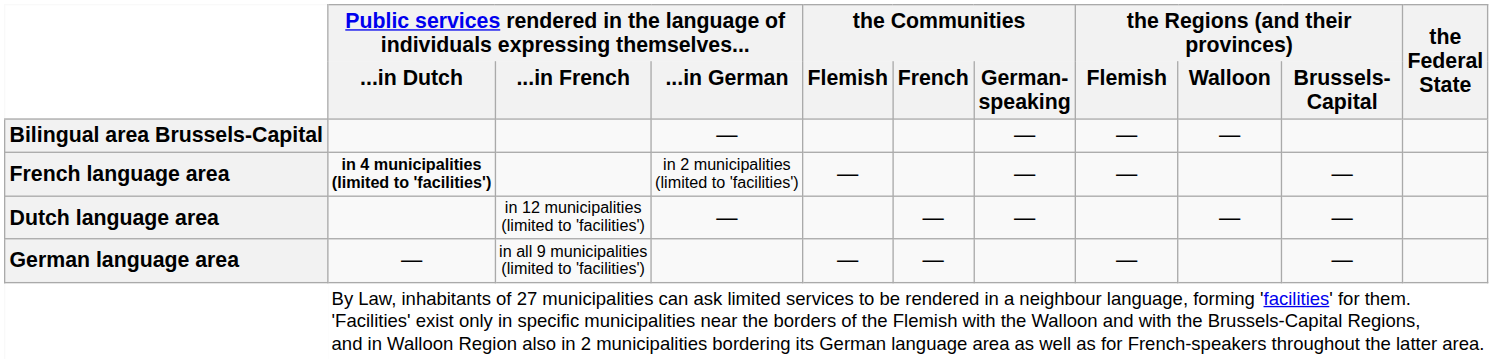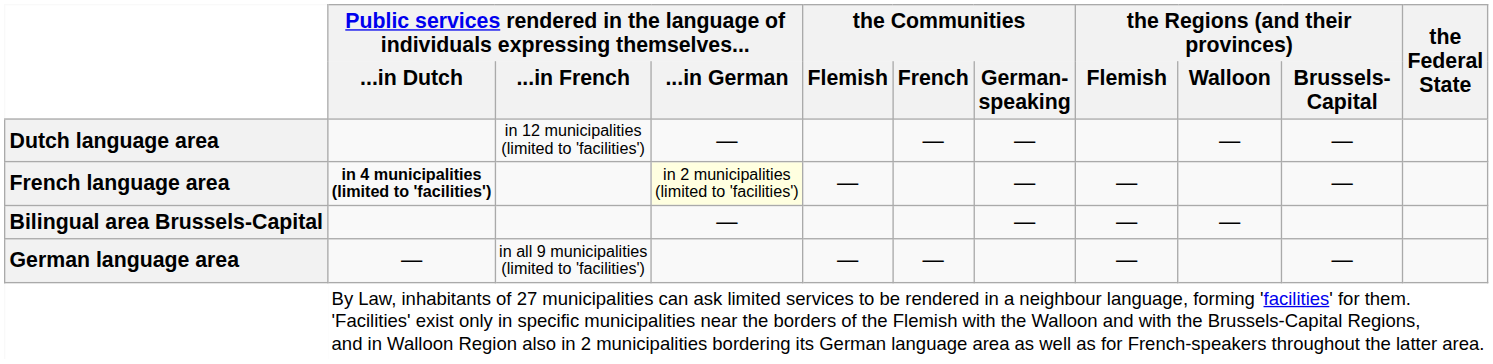rows swapped: (114, 217) <-> (166, 135)
(727, 173) no background -> (727, 183) lightyellow background
